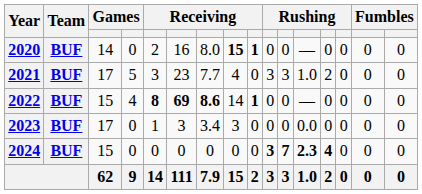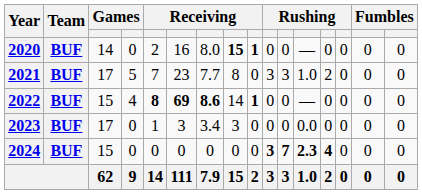(155, 75) 3 -> (155, 75) 7
(235, 75) 4 -> (235, 75) 8
